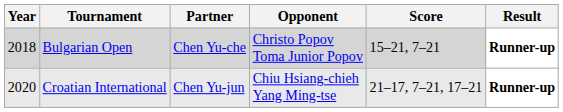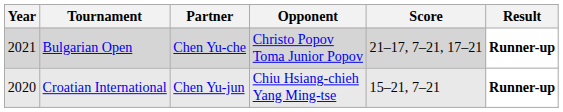(22, 48) 2018 -> (22, 48) 2021
(405, 48) 15–21, 7–21 -> (426, 48) 21–17, 7–21, 17–21
(426, 88) 21–17, 7–21, 17–21 -> (405, 88) 15–21, 7–21
